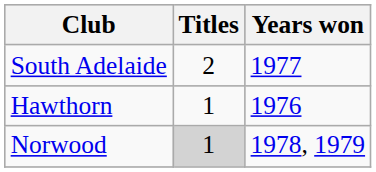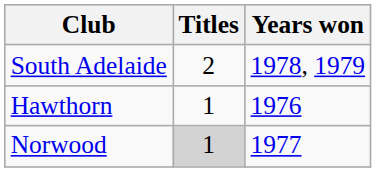(276, 65) 1977 -> (308, 65) 1978, 1979
(308, 145) 1978, 1979 -> (276, 145) 1977
